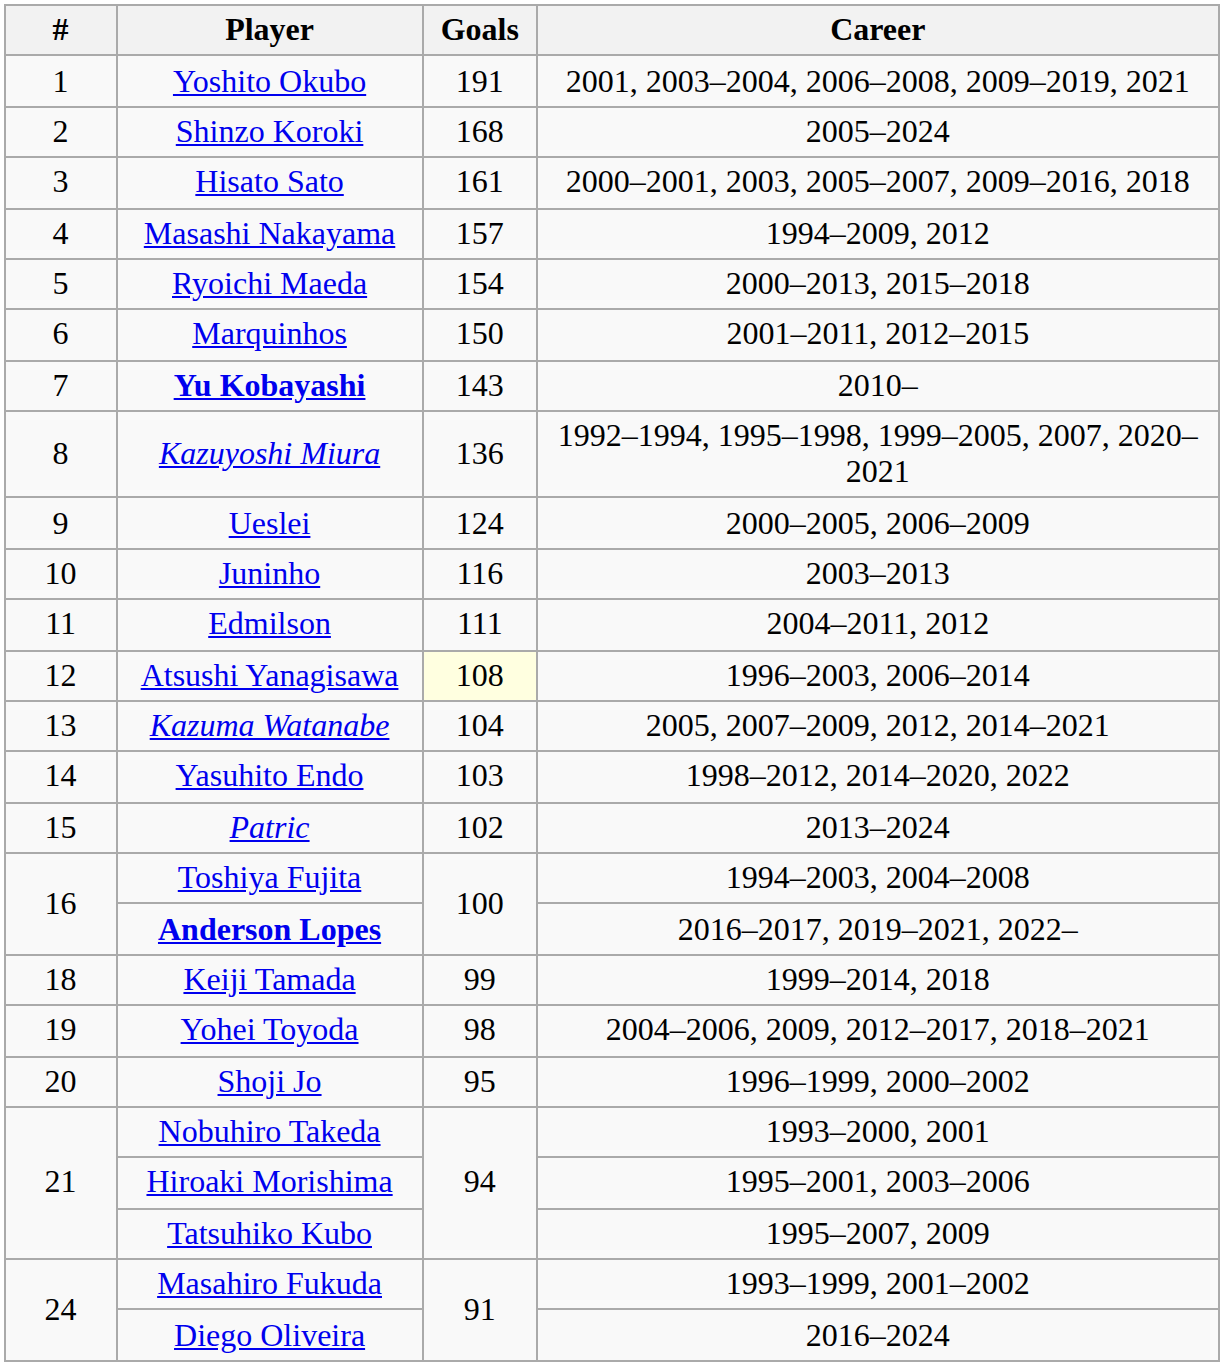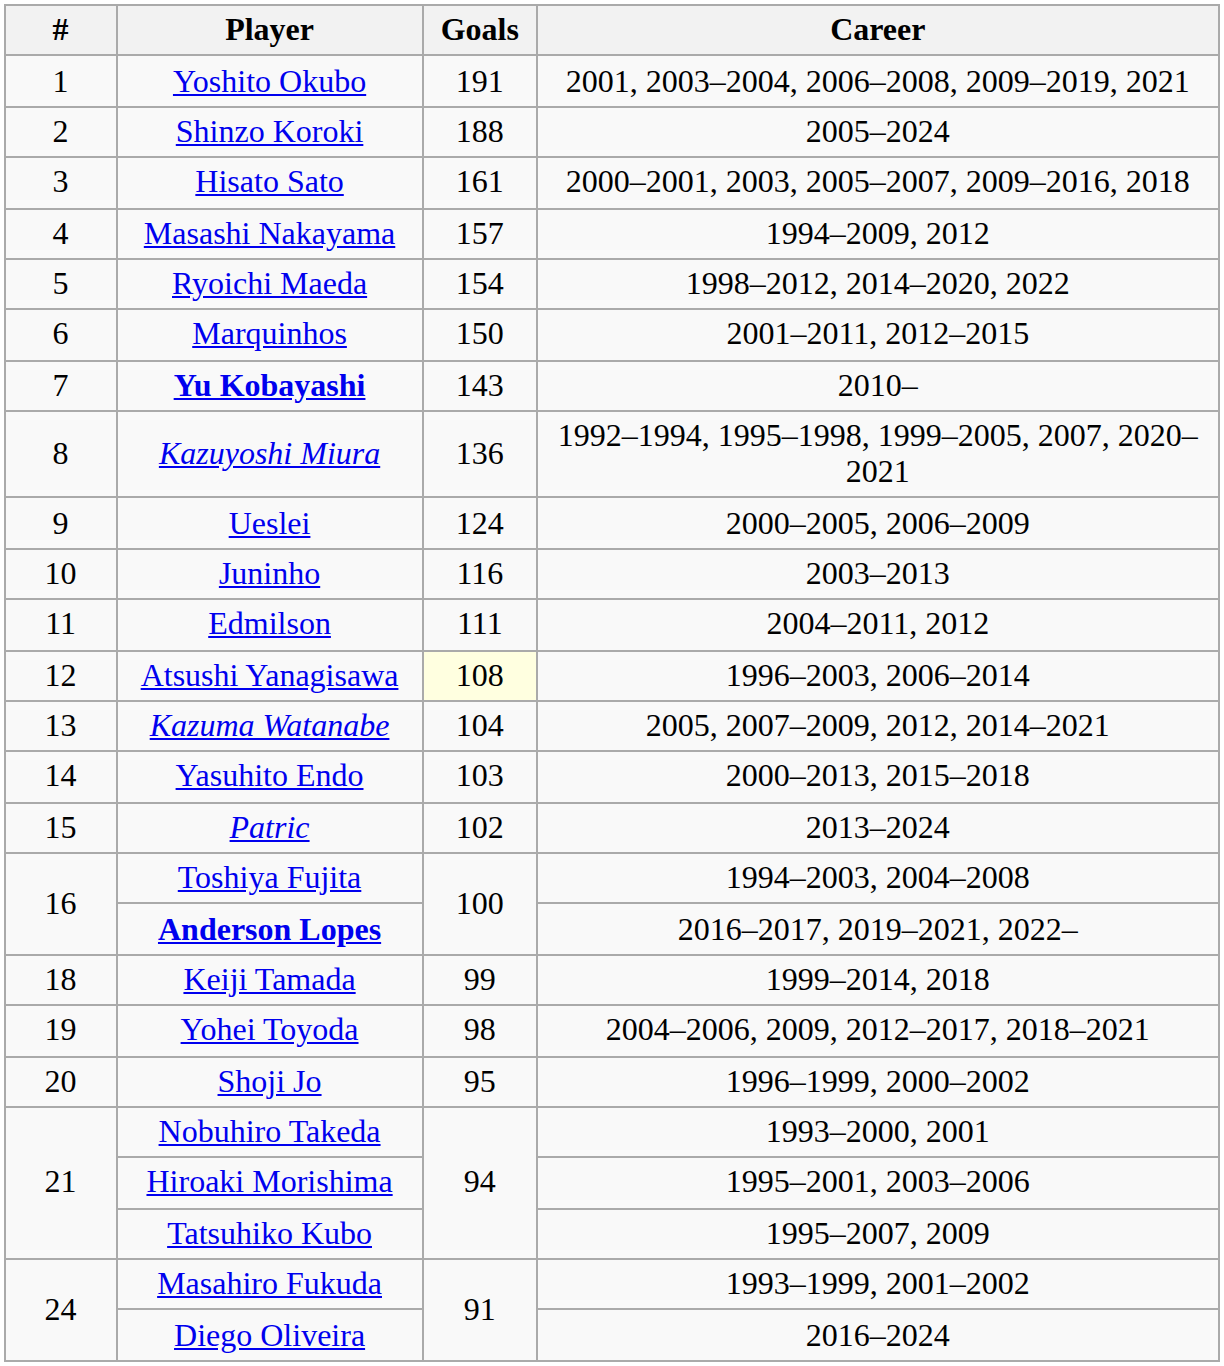(480, 131) 168 -> (480, 131) 188
(878, 283) 2000–2013, 2015–2018 -> (878, 283) 1998–2012, 2014–2020, 2022
(878, 776) 1998–2012, 2014–2020, 2022 -> (878, 776) 2000–2013, 2015–2018
